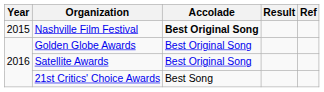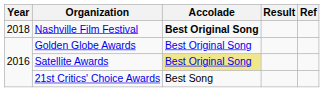(18, 29) 2015 -> (18, 29) 2018
(208, 62) no background -> (208, 62) khaki background
